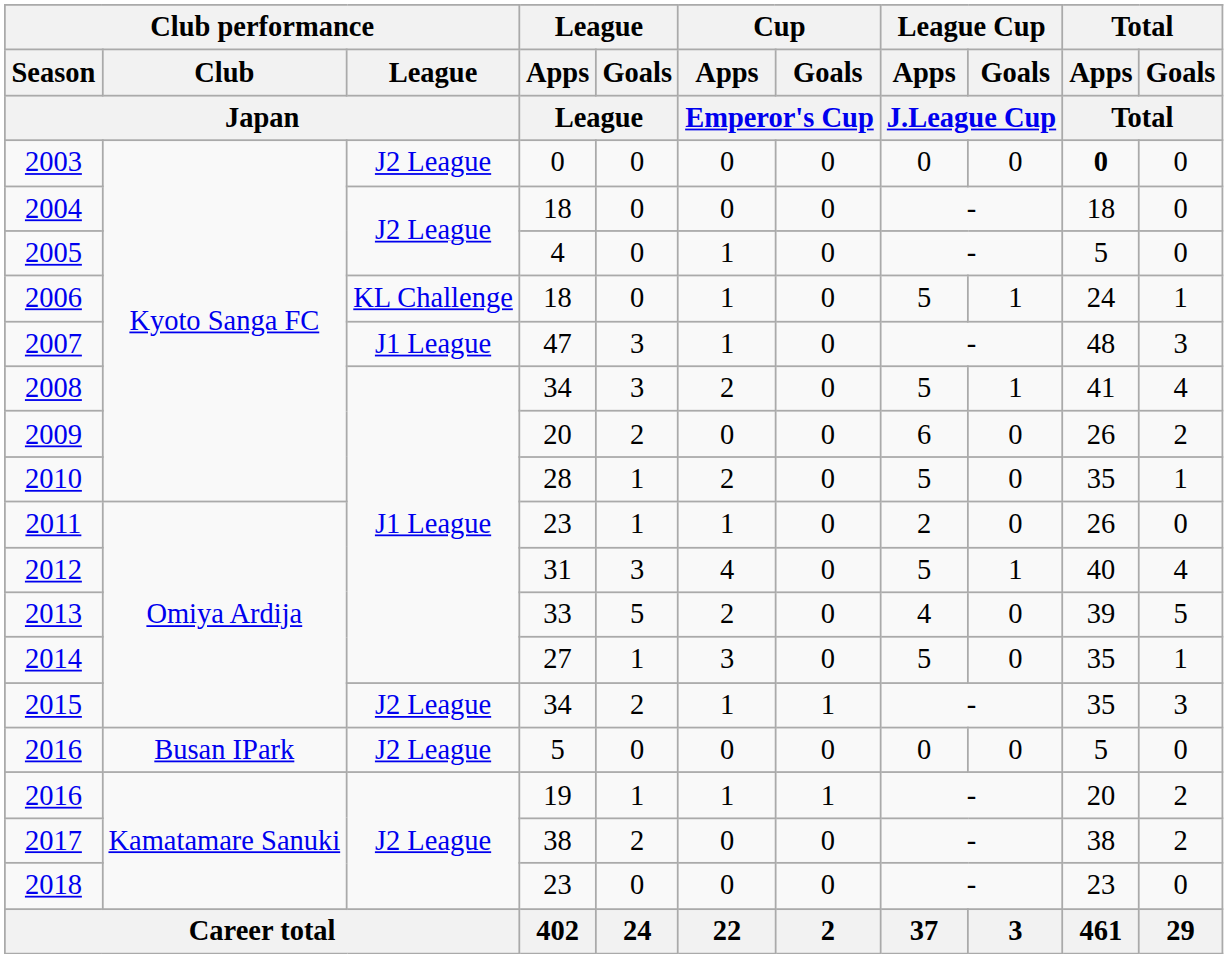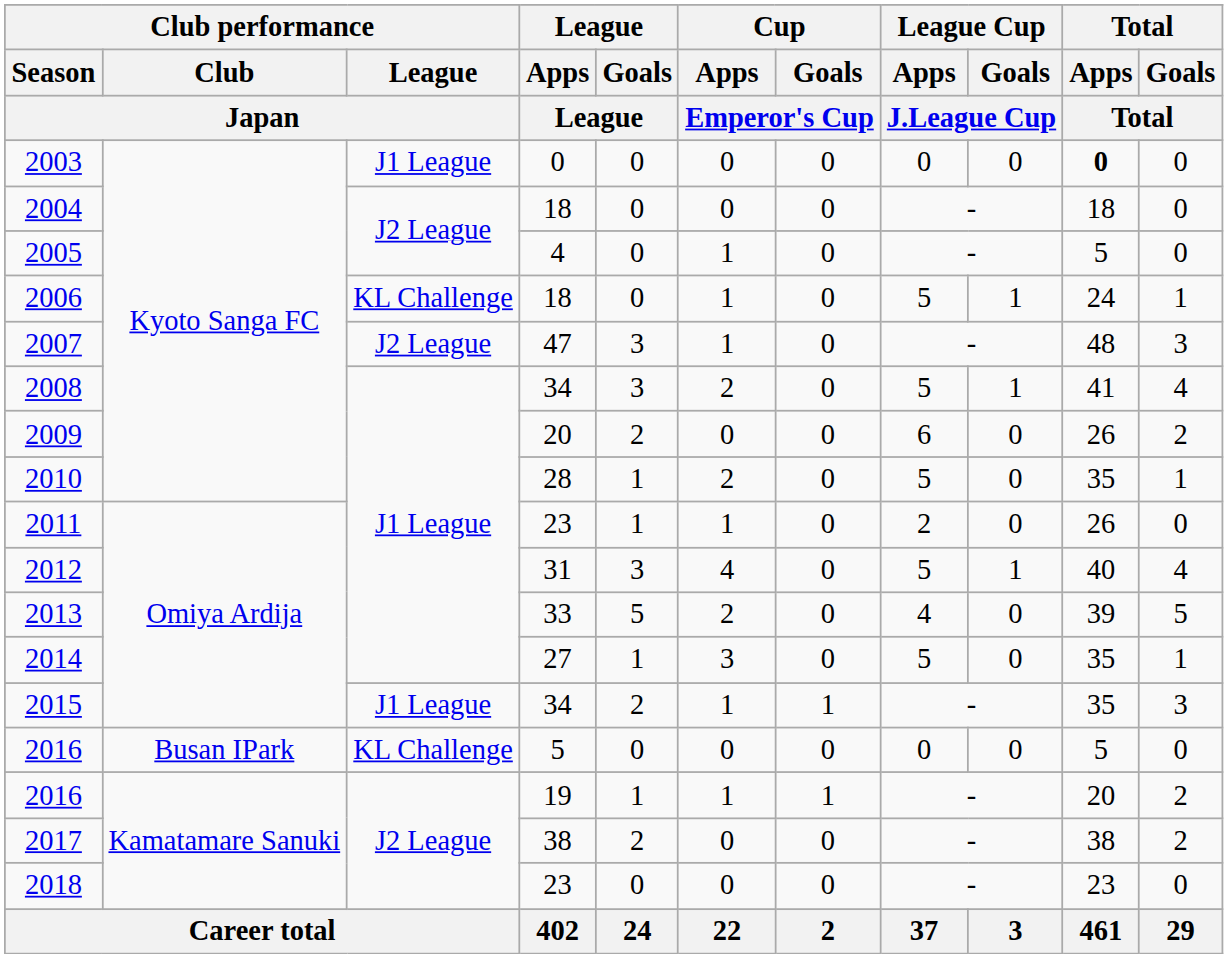(433, 162) J2 League -> (433, 162) J1 League
(433, 343) J1 League -> (433, 343) J2 League
(433, 704) J2 League -> (433, 704) J1 League
(433, 749) J2 League -> (433, 749) KL Challenge
